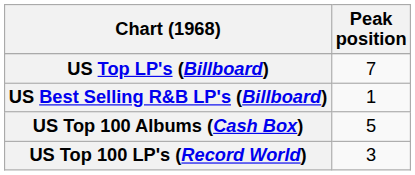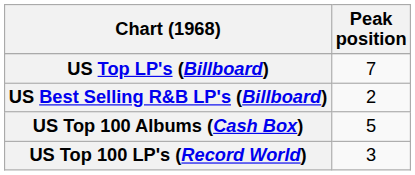(371, 97) 1 -> (371, 97) 2
